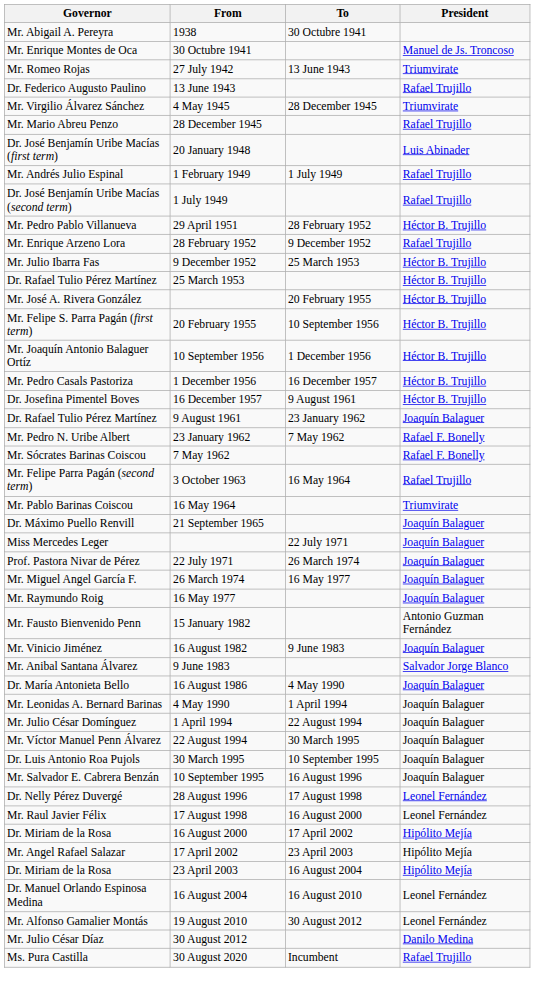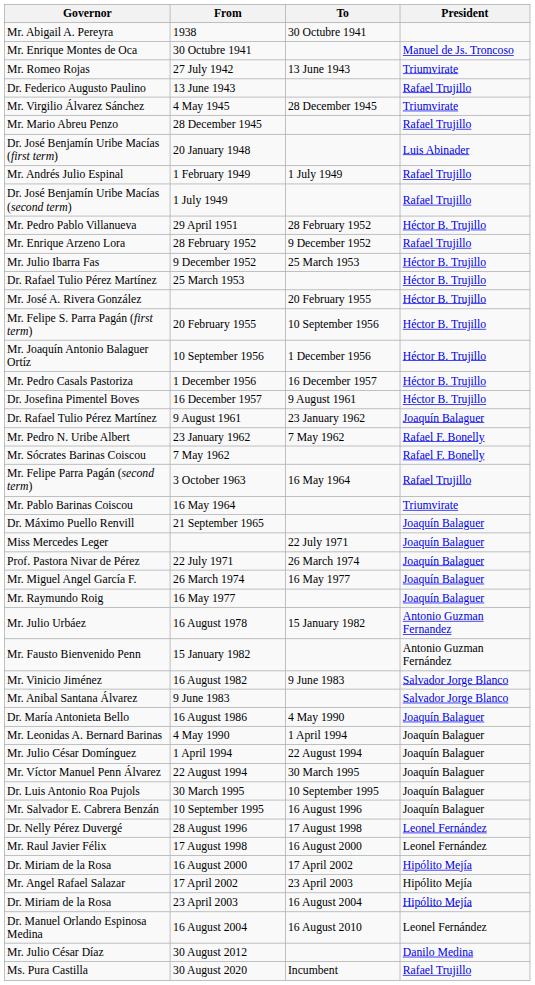+ row: (46, 623)
(444, 648) Joaquín Balaguer -> (456, 679) Salvador Jorge Blanco
- row: (77, 920)
